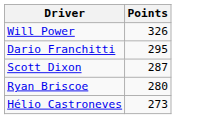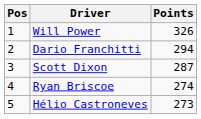+ column: (17, 14)
(158, 50) 295 -> (184, 50) 294
(158, 86) 280 -> (184, 86) 274
